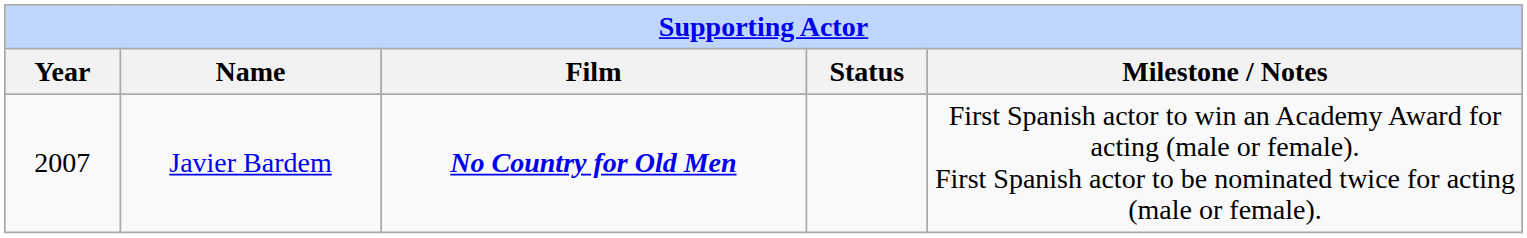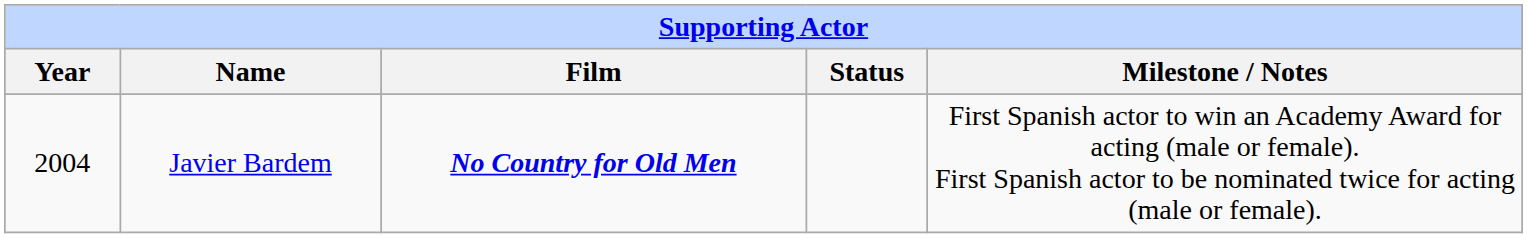(62, 162) 2007 -> (62, 162) 2004
